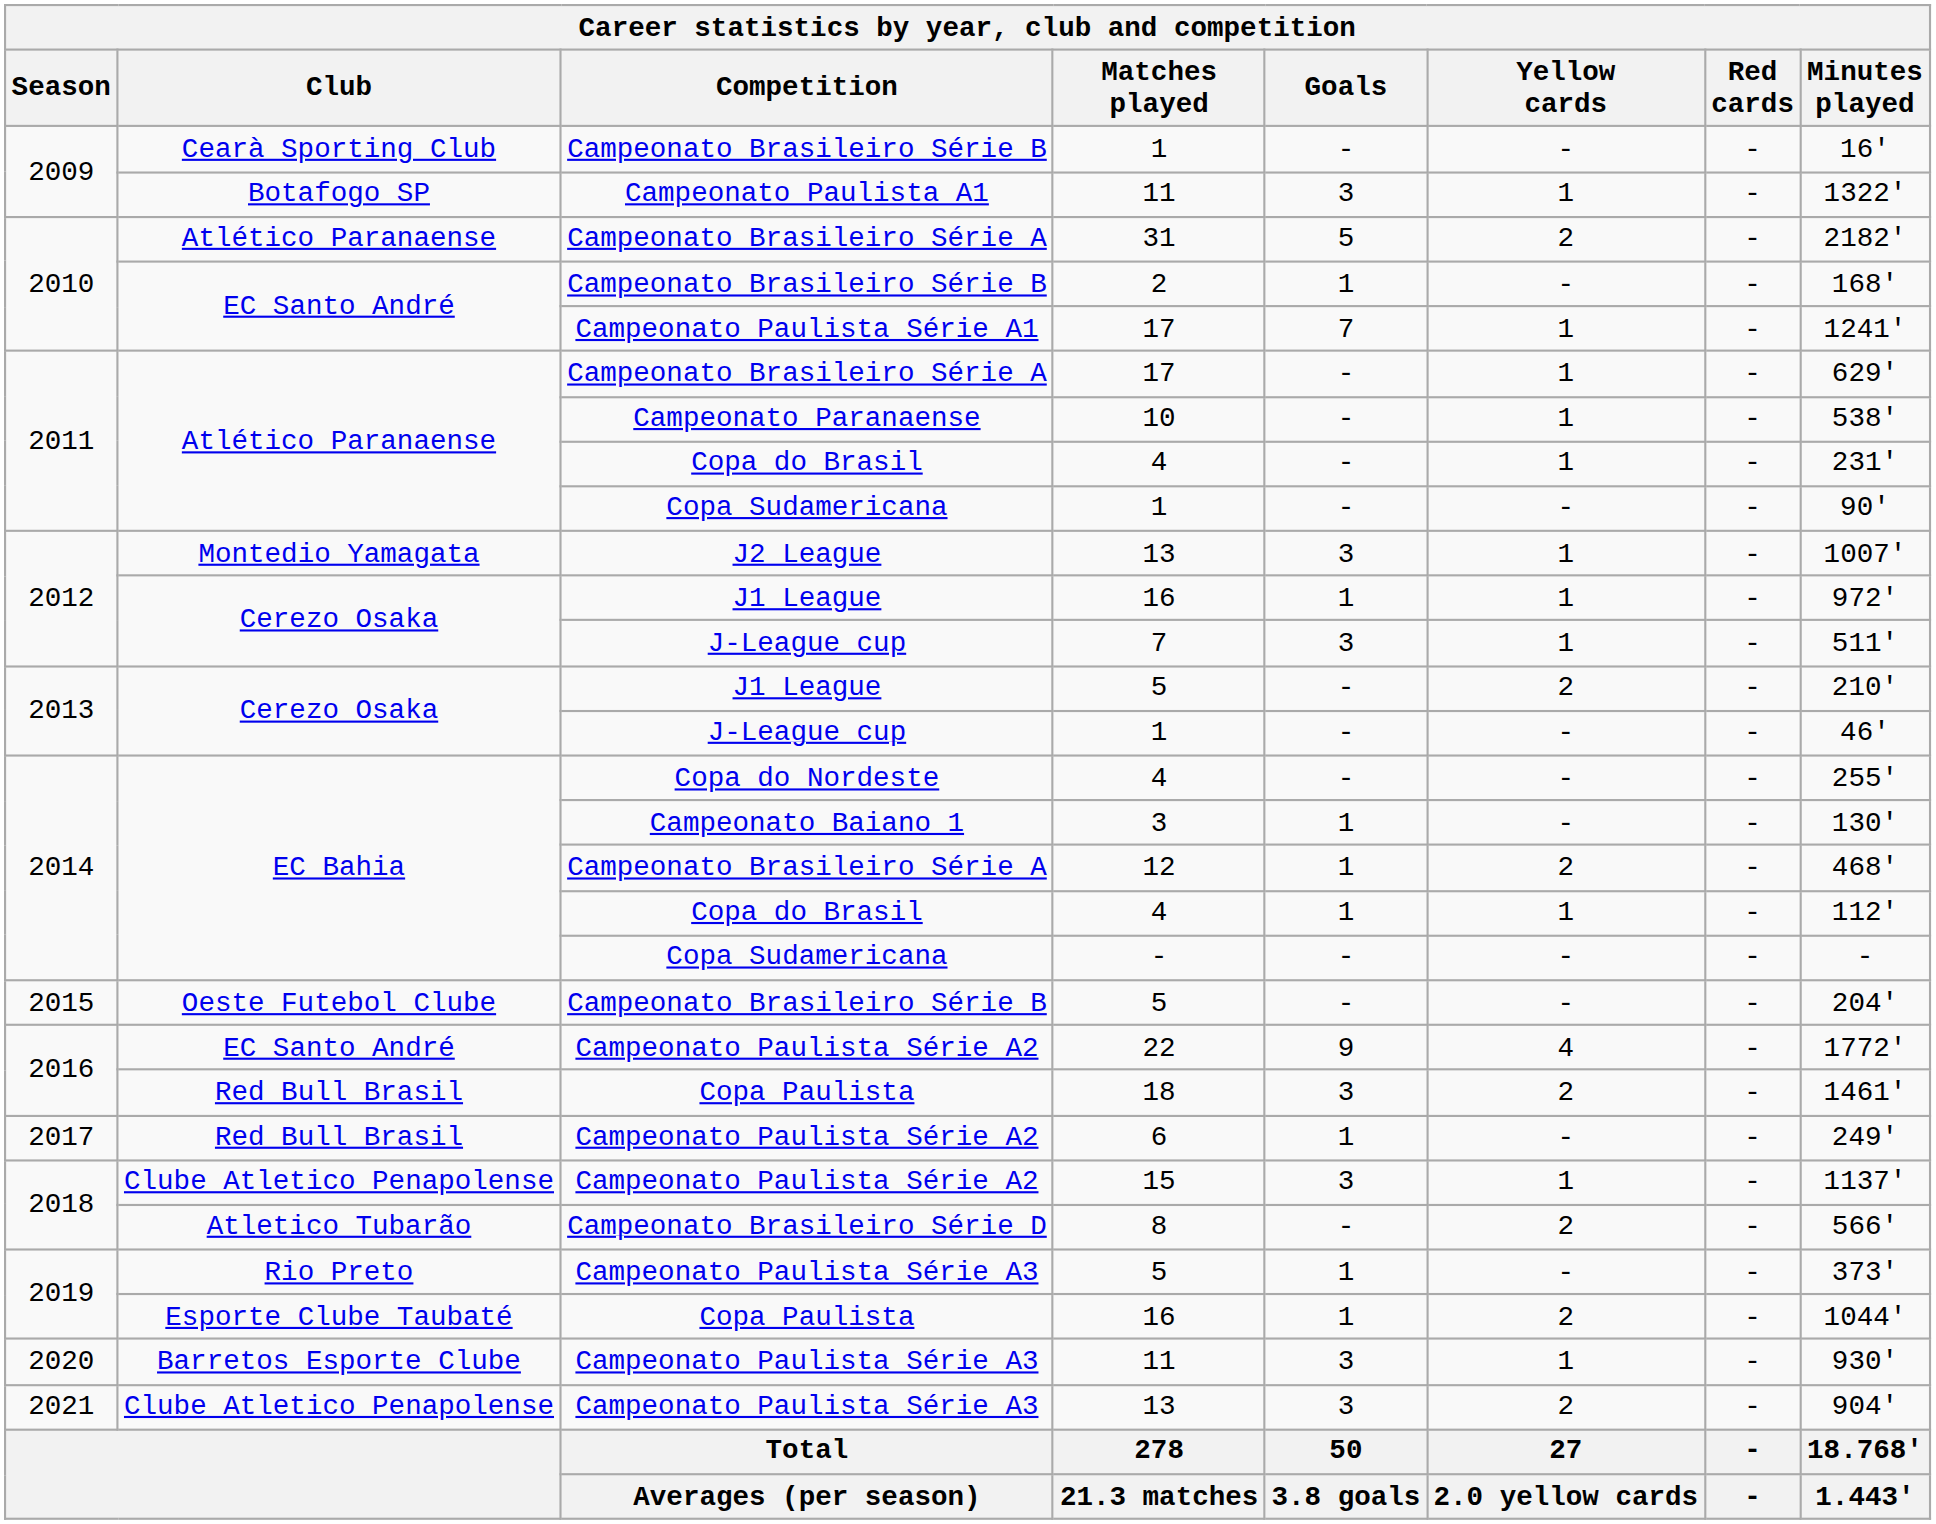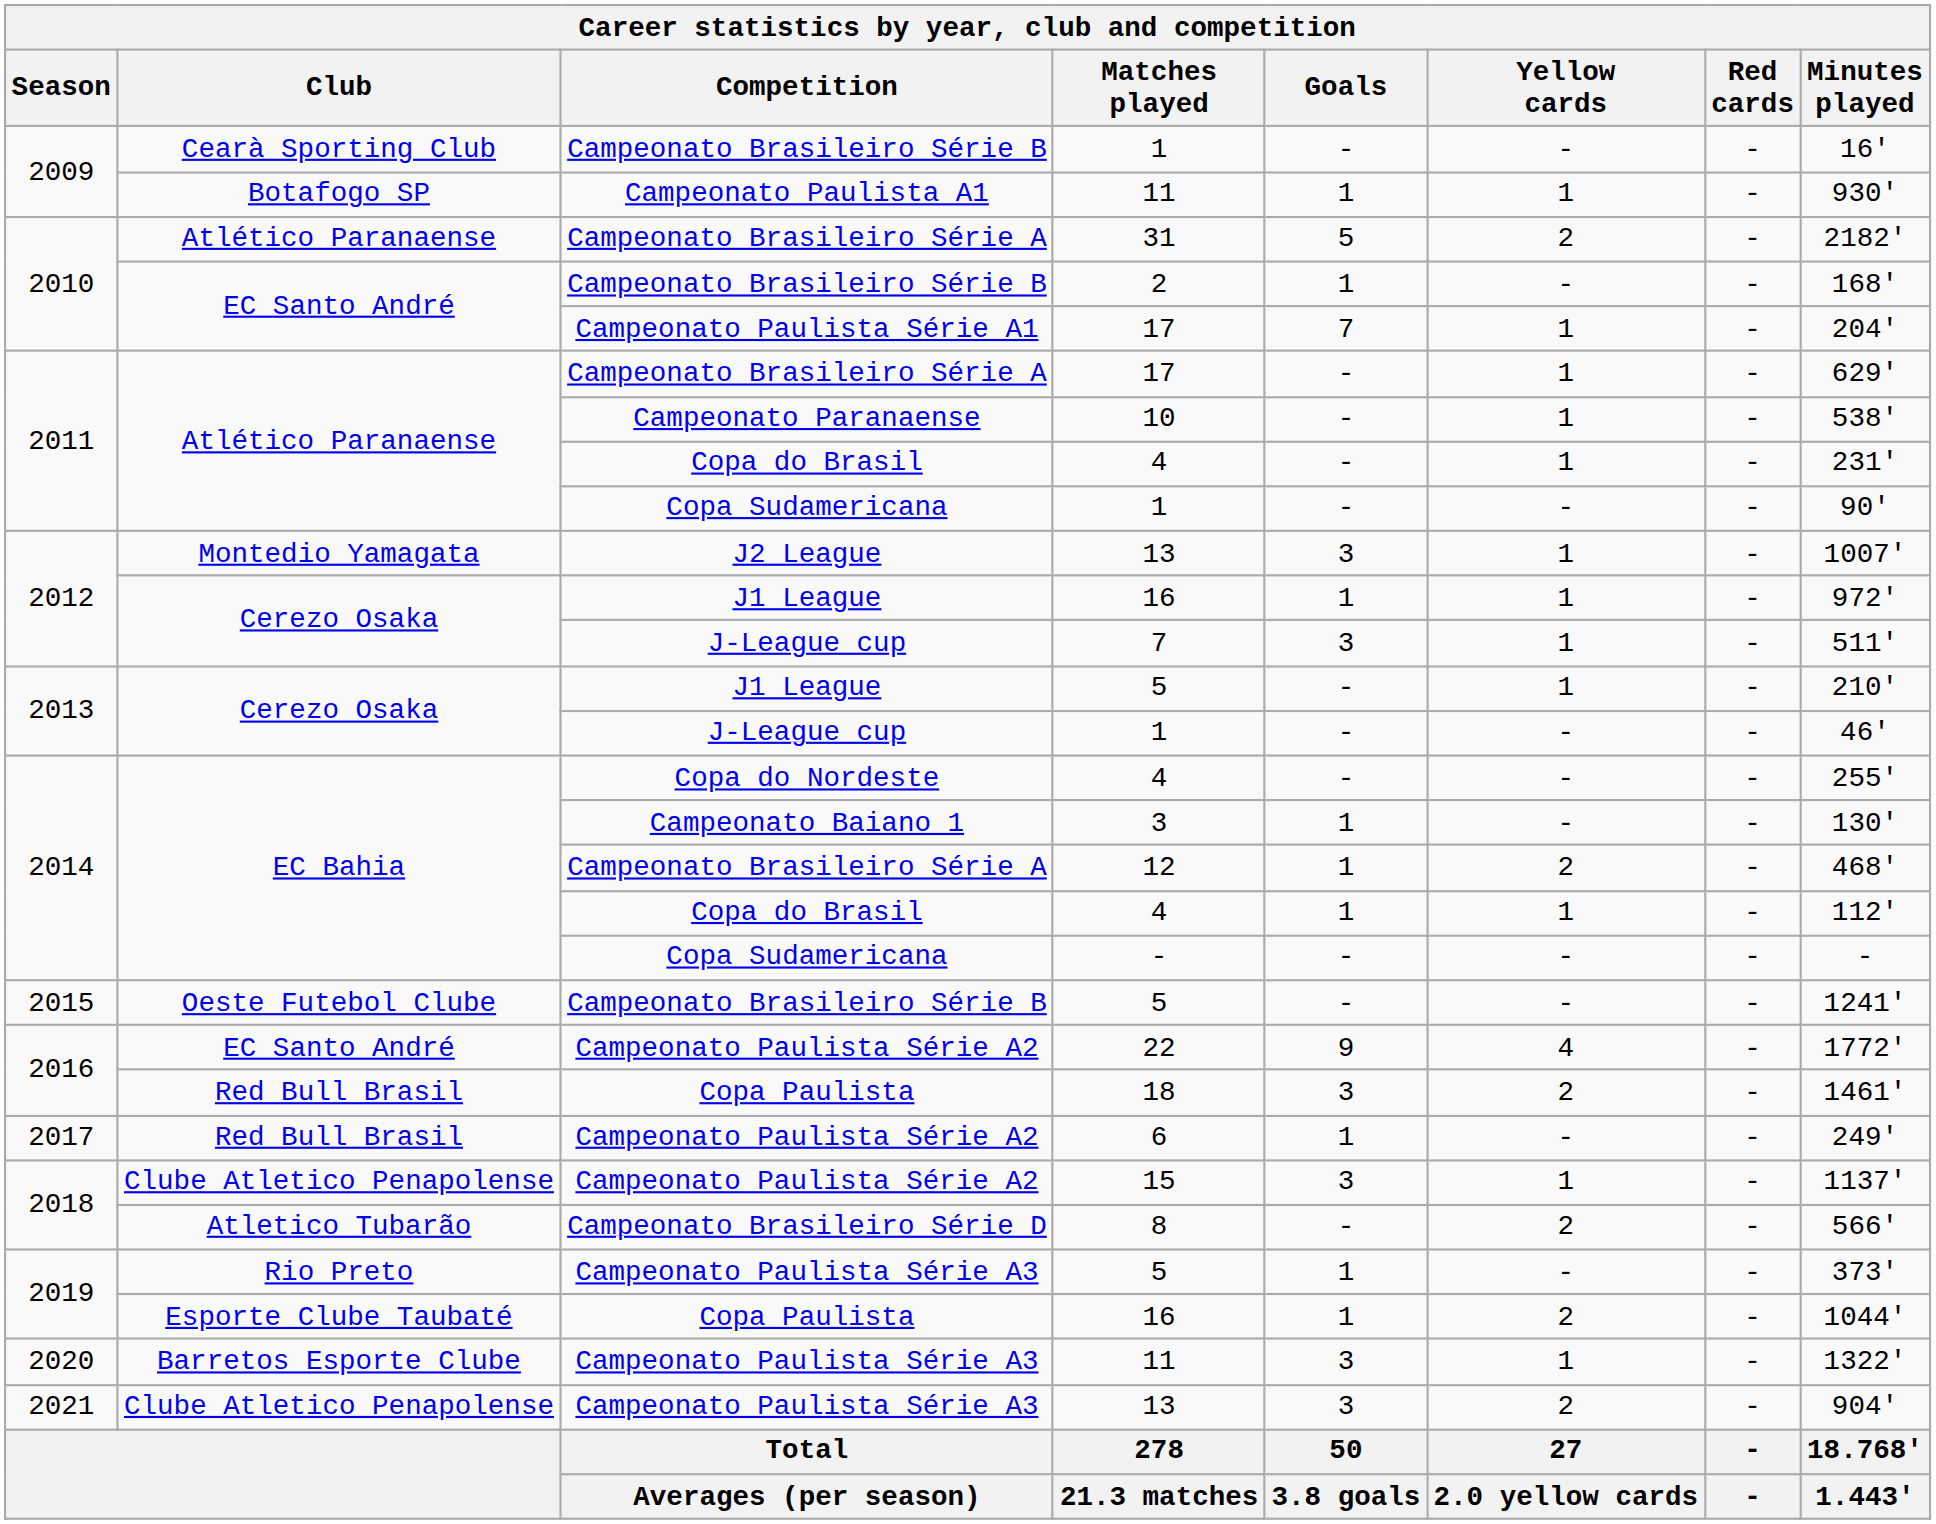(1346, 194) 3 -> (1346, 194) 1
(1865, 194) 1322' -> (1865, 194) 930'
(1865, 329) 1241' -> (1865, 329) 204'
(1566, 688) 2 -> (1566, 688) 1
(1865, 1003) 204' -> (1865, 1003) 1241'
(1865, 1362) 930' -> (1865, 1362) 1322'
